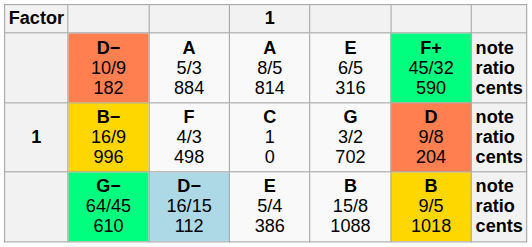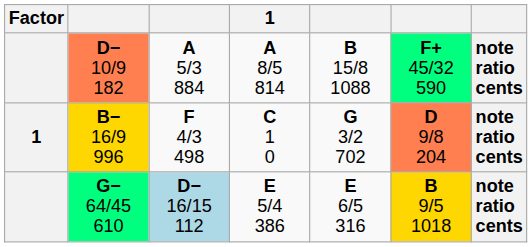(350, 67) E 6/5 316 -> (350, 67) B 15/8 1088
(350, 206) B 15/8 1088 -> (350, 206) E 6/5 316
